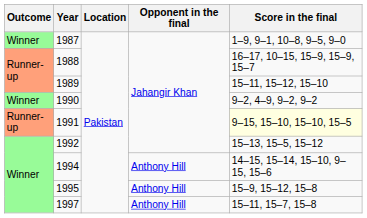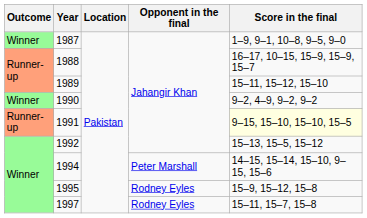(158, 166) Anthony Hill -> (164, 166) Peter Marshall
(158, 188) Anthony Hill -> (163, 188) Rodney Eyles
(158, 204) Anthony Hill -> (163, 204) Rodney Eyles
